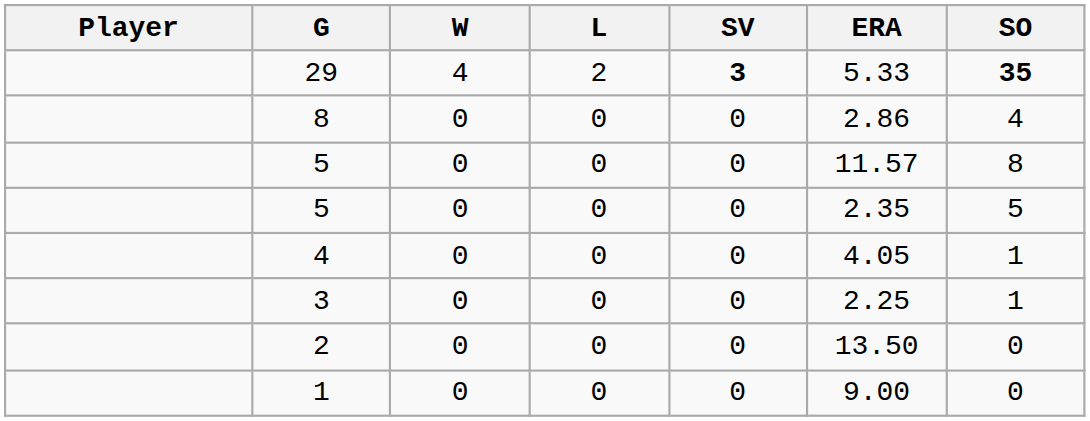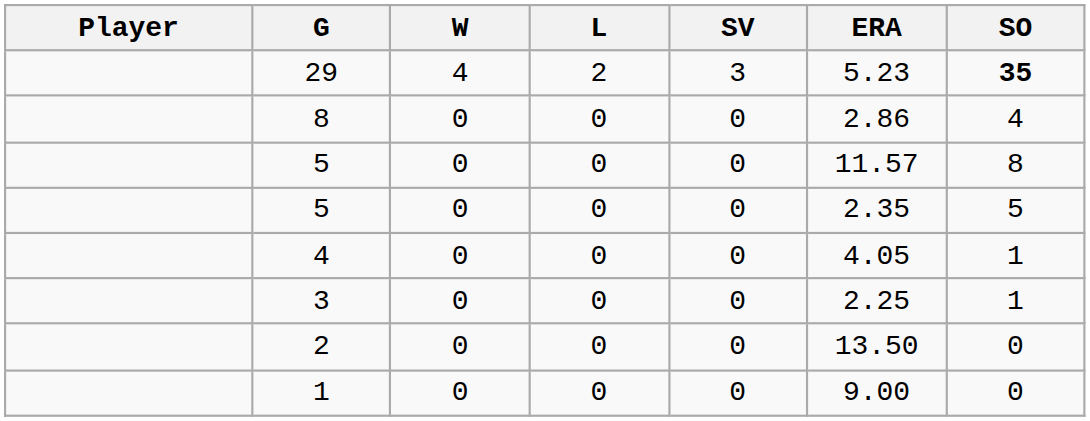(738, 73) bold -> (738, 73) normal
(877, 73) 5.33 -> (877, 73) 5.23
